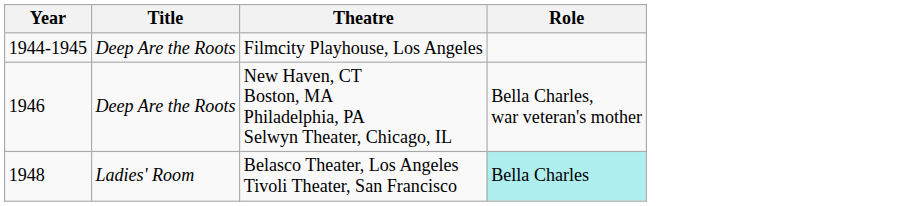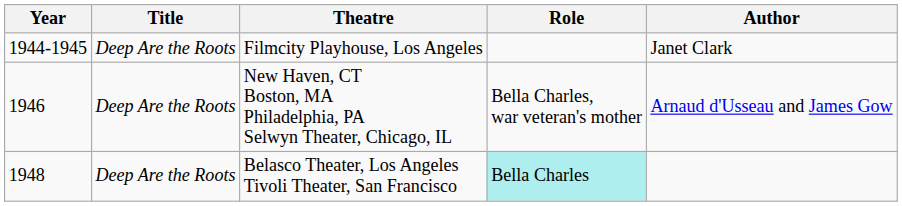+ column: (772, 18)
(145, 176) Ladies' Room -> (165, 176) Deep Are the Roots
